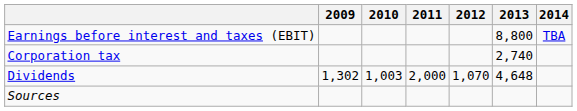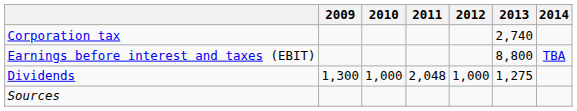rows swapped: (162, 35) <-> (64, 55)
(340, 76) 1,302 -> (340, 76) 1,300
(384, 76) 1,003 -> (384, 76) 1,000
(427, 76) 2,000 -> (427, 76) 2,048
(471, 76) 1,070 -> (471, 76) 1,000
(514, 76) 4,648 -> (514, 76) 1,275
